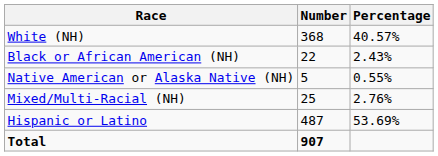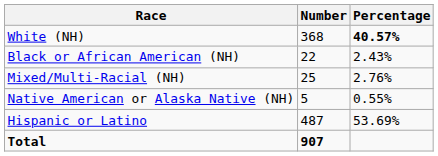(376, 36) normal -> (376, 36) bold
rows swapped: (151, 78) <-> (97, 99)
